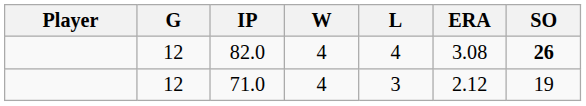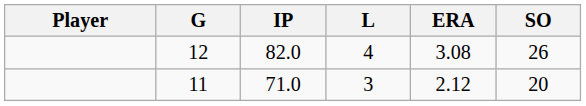- column: (322, 20)
(544, 52) bold -> (538, 52) normal
(173, 84) 12 -> (198, 84) 11
(544, 84) 19 -> (538, 84) 20
